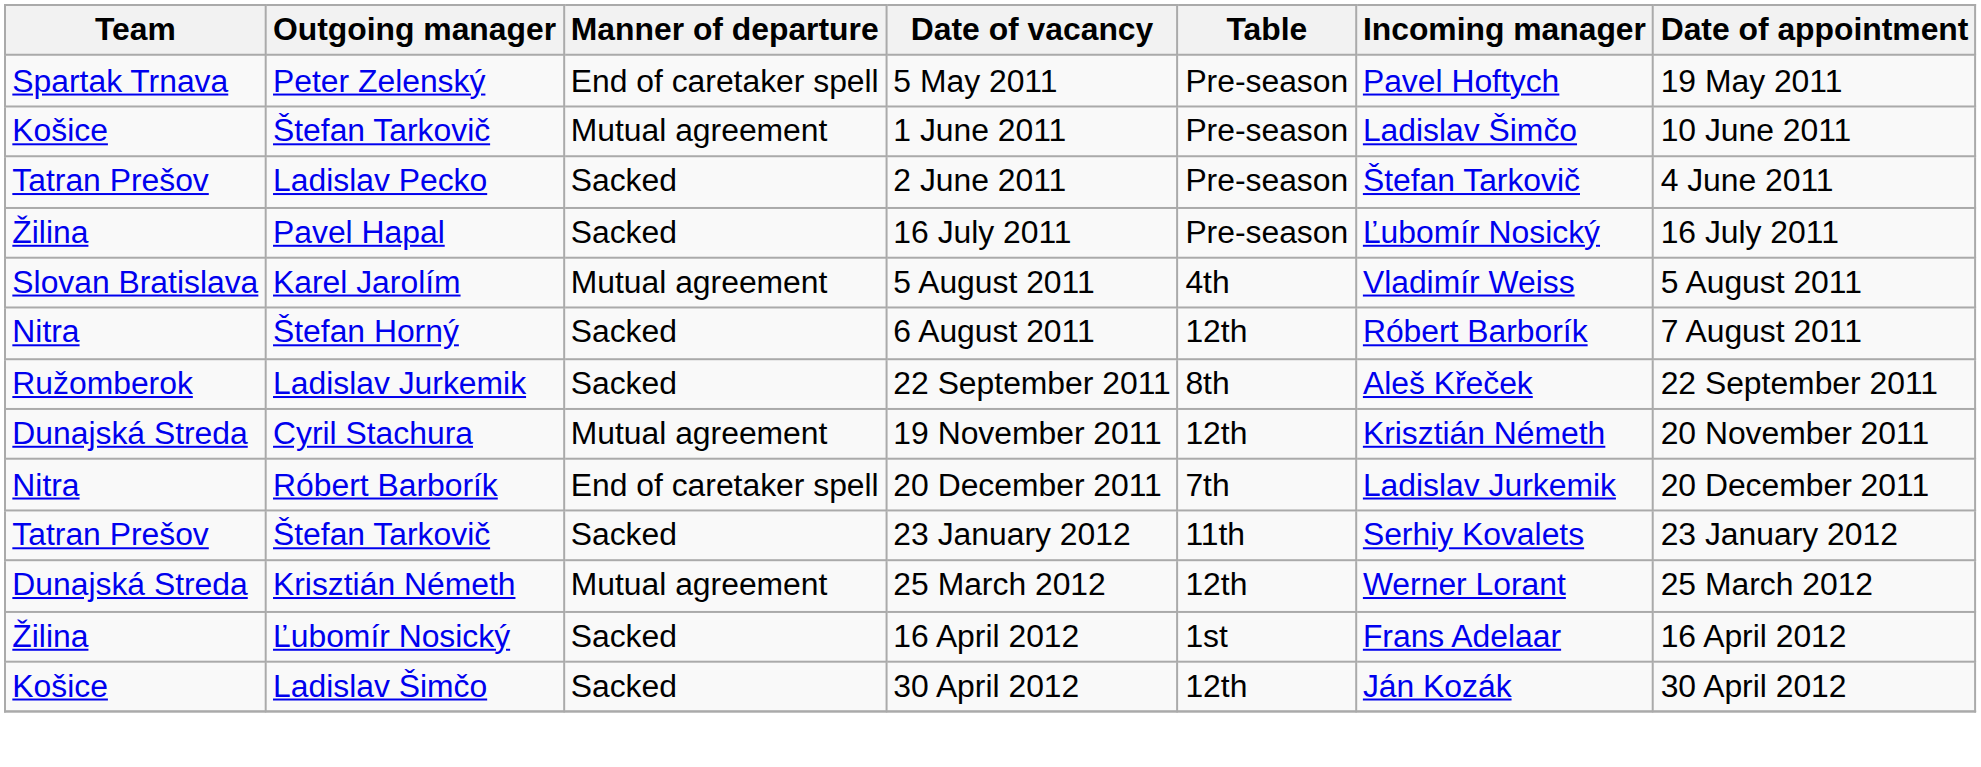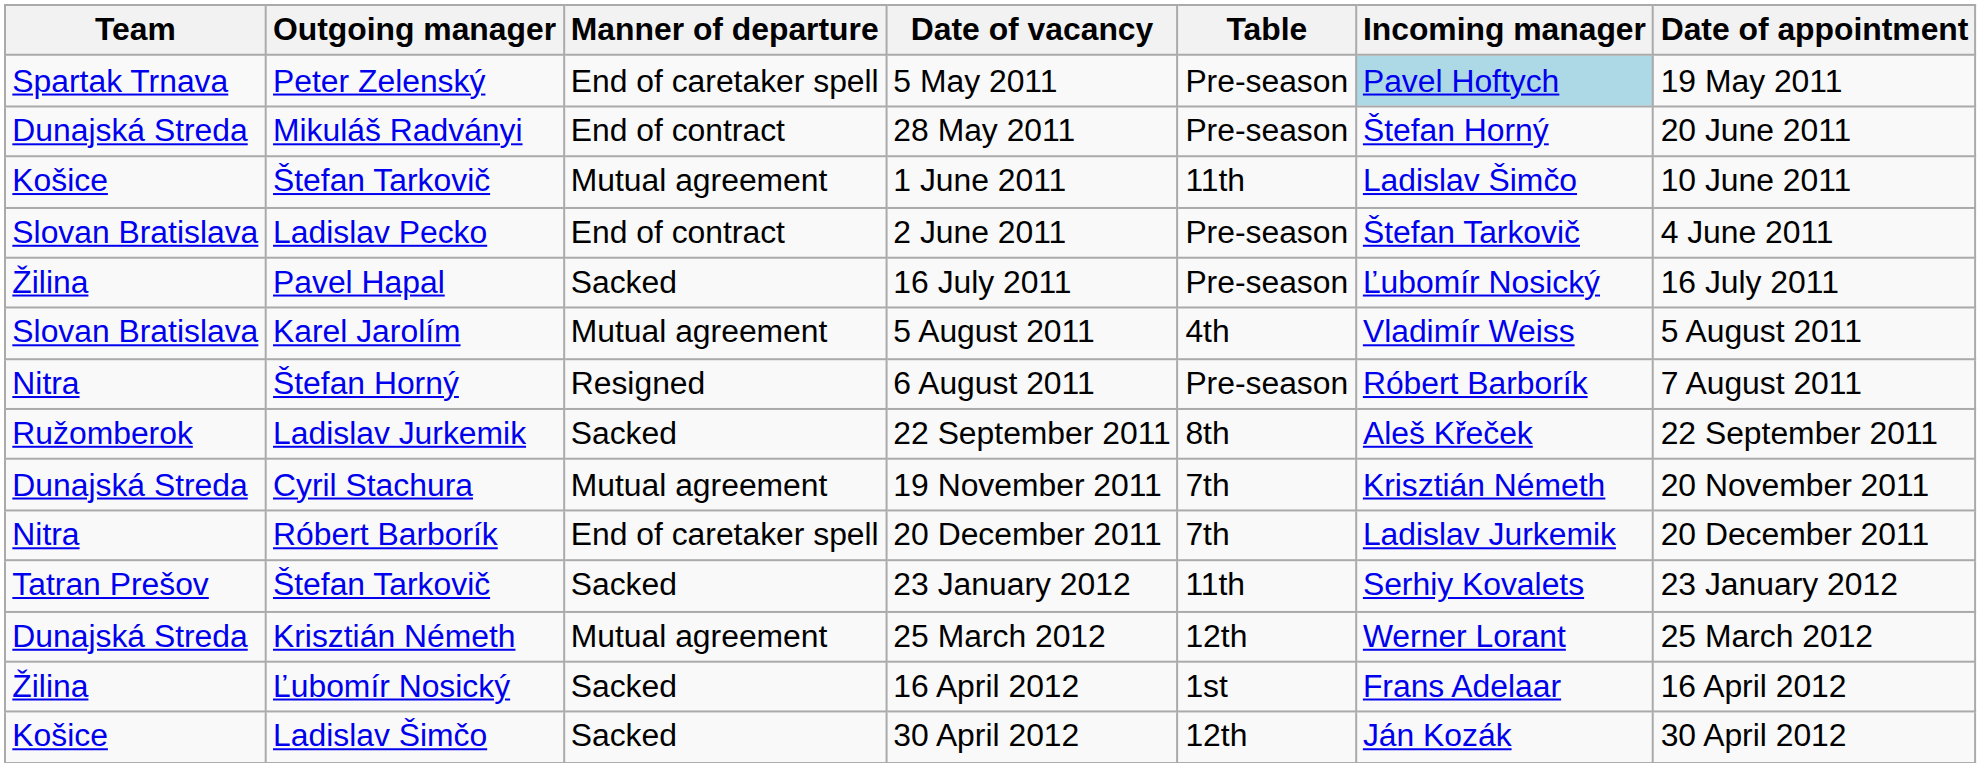(1461, 80) no background -> (1461, 80) lightblue background
+ row: (984, 130)
(1267, 130) Pre-season -> (1215, 181) 11th
(111, 181) Tatran Prešov -> (135, 231) Slovan Bratislava
(624, 181) Sacked -> (678, 231) End of contract
(624, 332) Sacked -> (638, 383) Resigned
(1216, 332) 12th -> (1267, 383) Pre-season
(1216, 433) 12th -> (1208, 484) 7th
